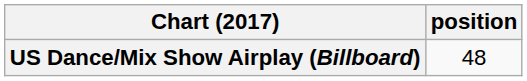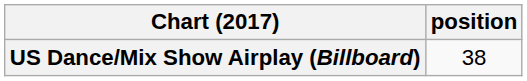(474, 57) 48 -> (474, 57) 38
